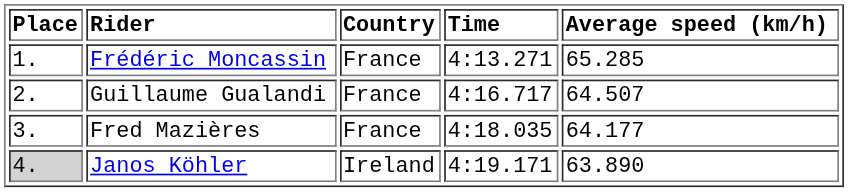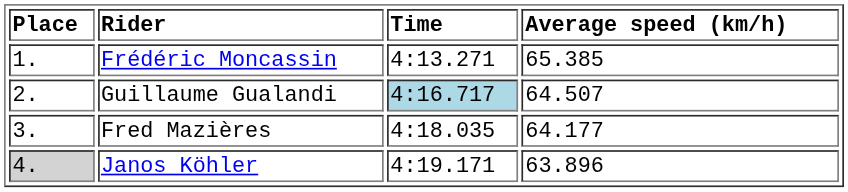- column: (389, 25)
(605, 60) 65.285 -> (565, 60) 65.385
(500, 96) no background -> (443, 96) lightblue background
(605, 166) 63.890 -> (565, 166) 63.896
